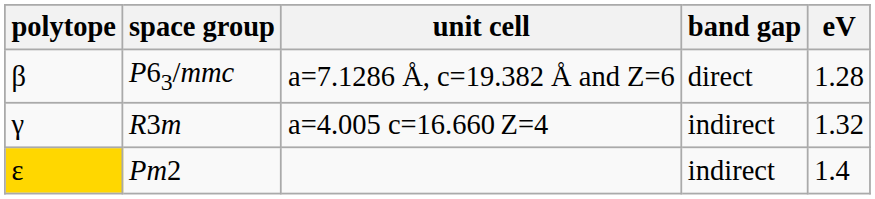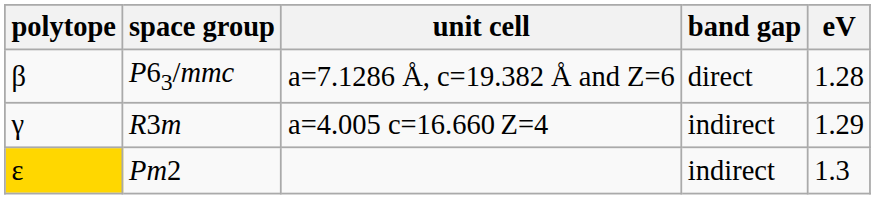(839, 124) 1.32 -> (839, 124) 1.29
(832, 170) 1.4 -> (832, 170) 1.3
